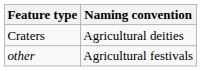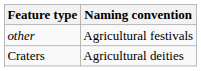rows swapped: (26, 35) <-> (21, 55)
